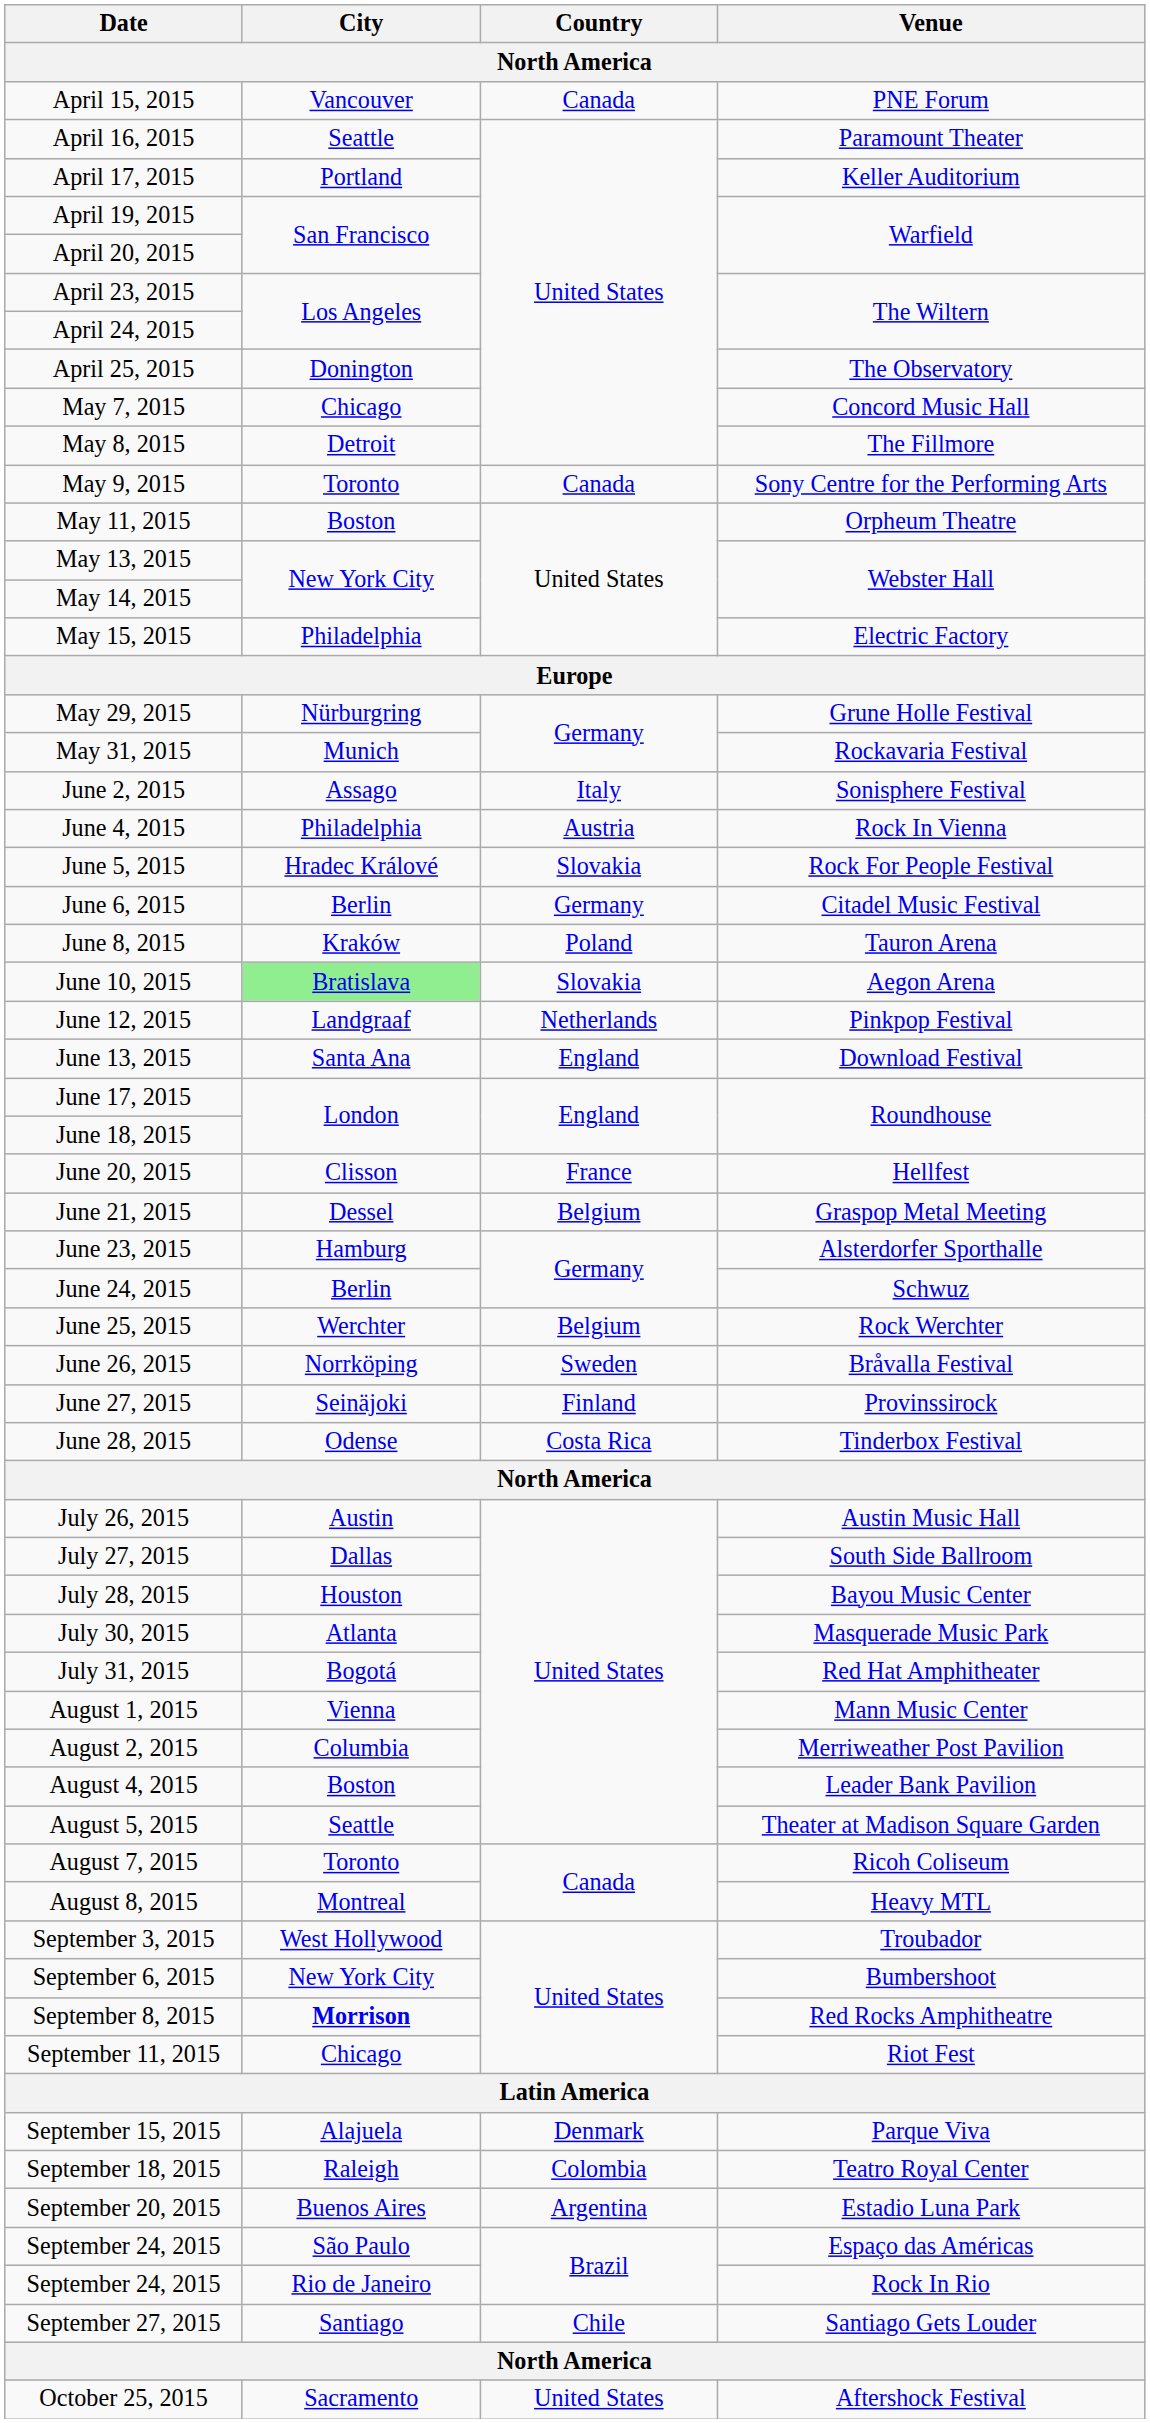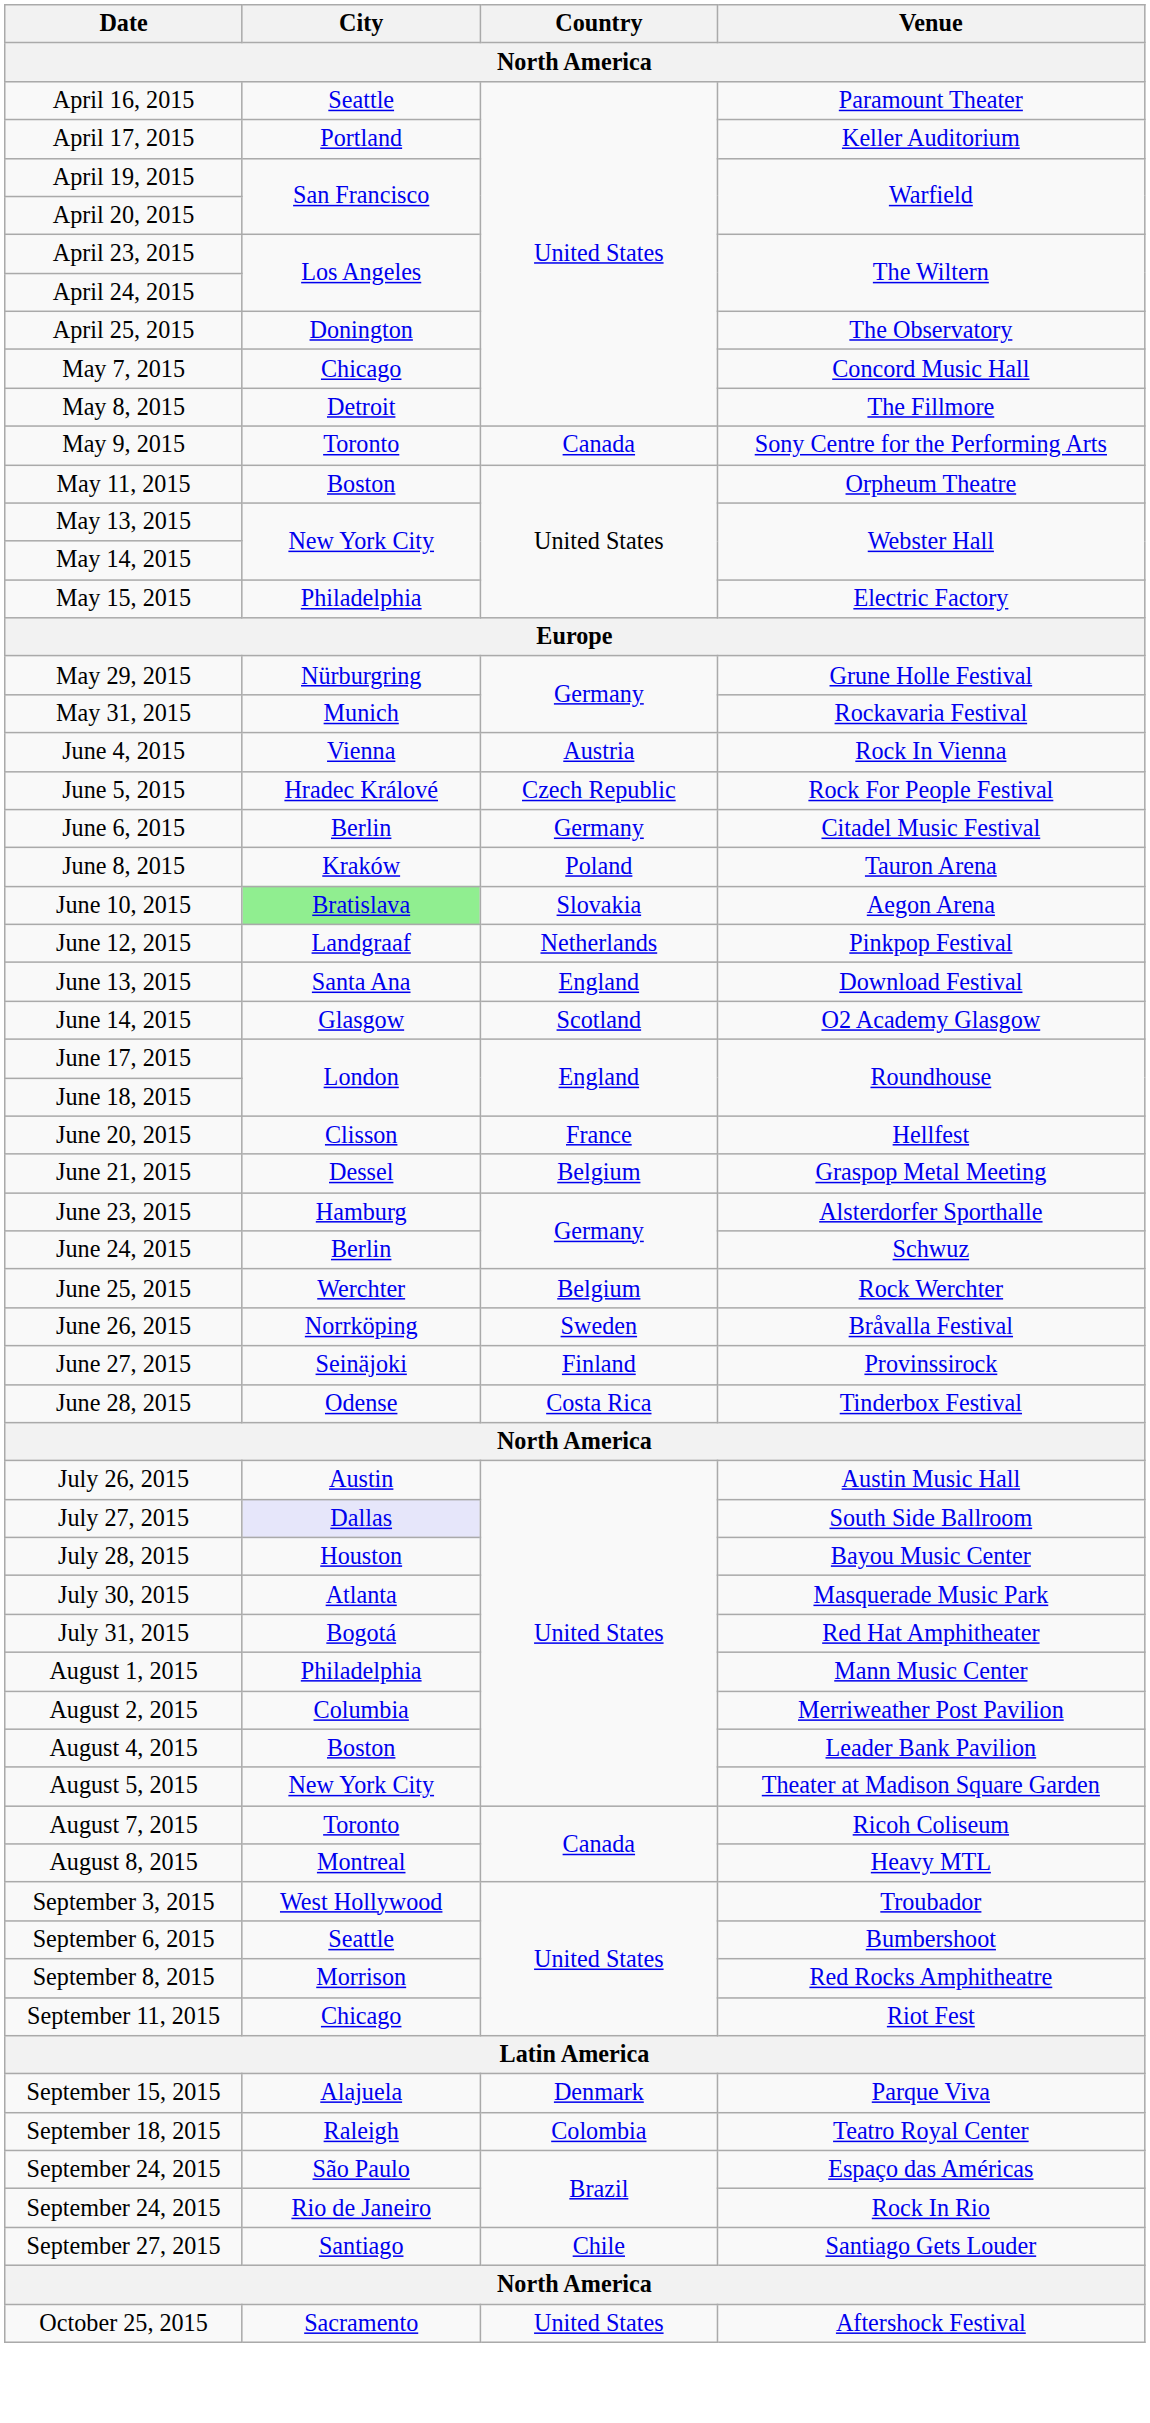- row: (124, 100)
- row: (124, 789)
(361, 828) Philadelphia -> (361, 751) Vienna
(599, 866) Slovakia -> (599, 789) Czech Republic
+ row: (124, 1019)
(361, 1556) no background -> (361, 1517) lavender background
(361, 1709) Vienna -> (361, 1671) Philadelphia
(361, 1824) Seattle -> (361, 1786) New York City
(361, 1977) New York City -> (361, 1939) Seattle
(361, 2016) bold -> (361, 1977) normal
- row: (124, 2207)
